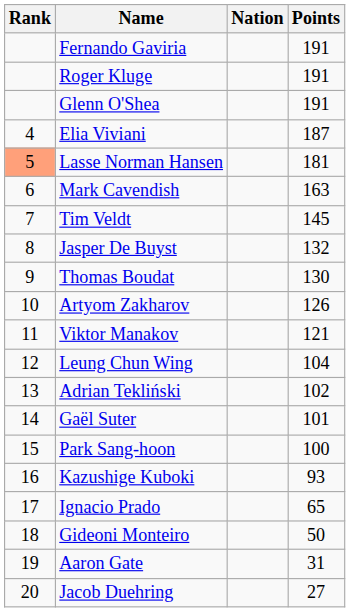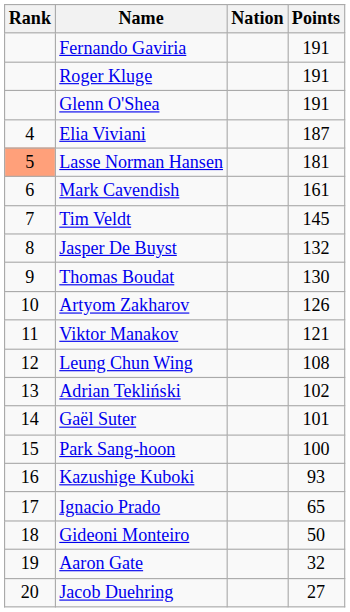(316, 190) 163 -> (316, 190) 161
(316, 362) 104 -> (316, 362) 108
(316, 563) 31 -> (316, 563) 32
